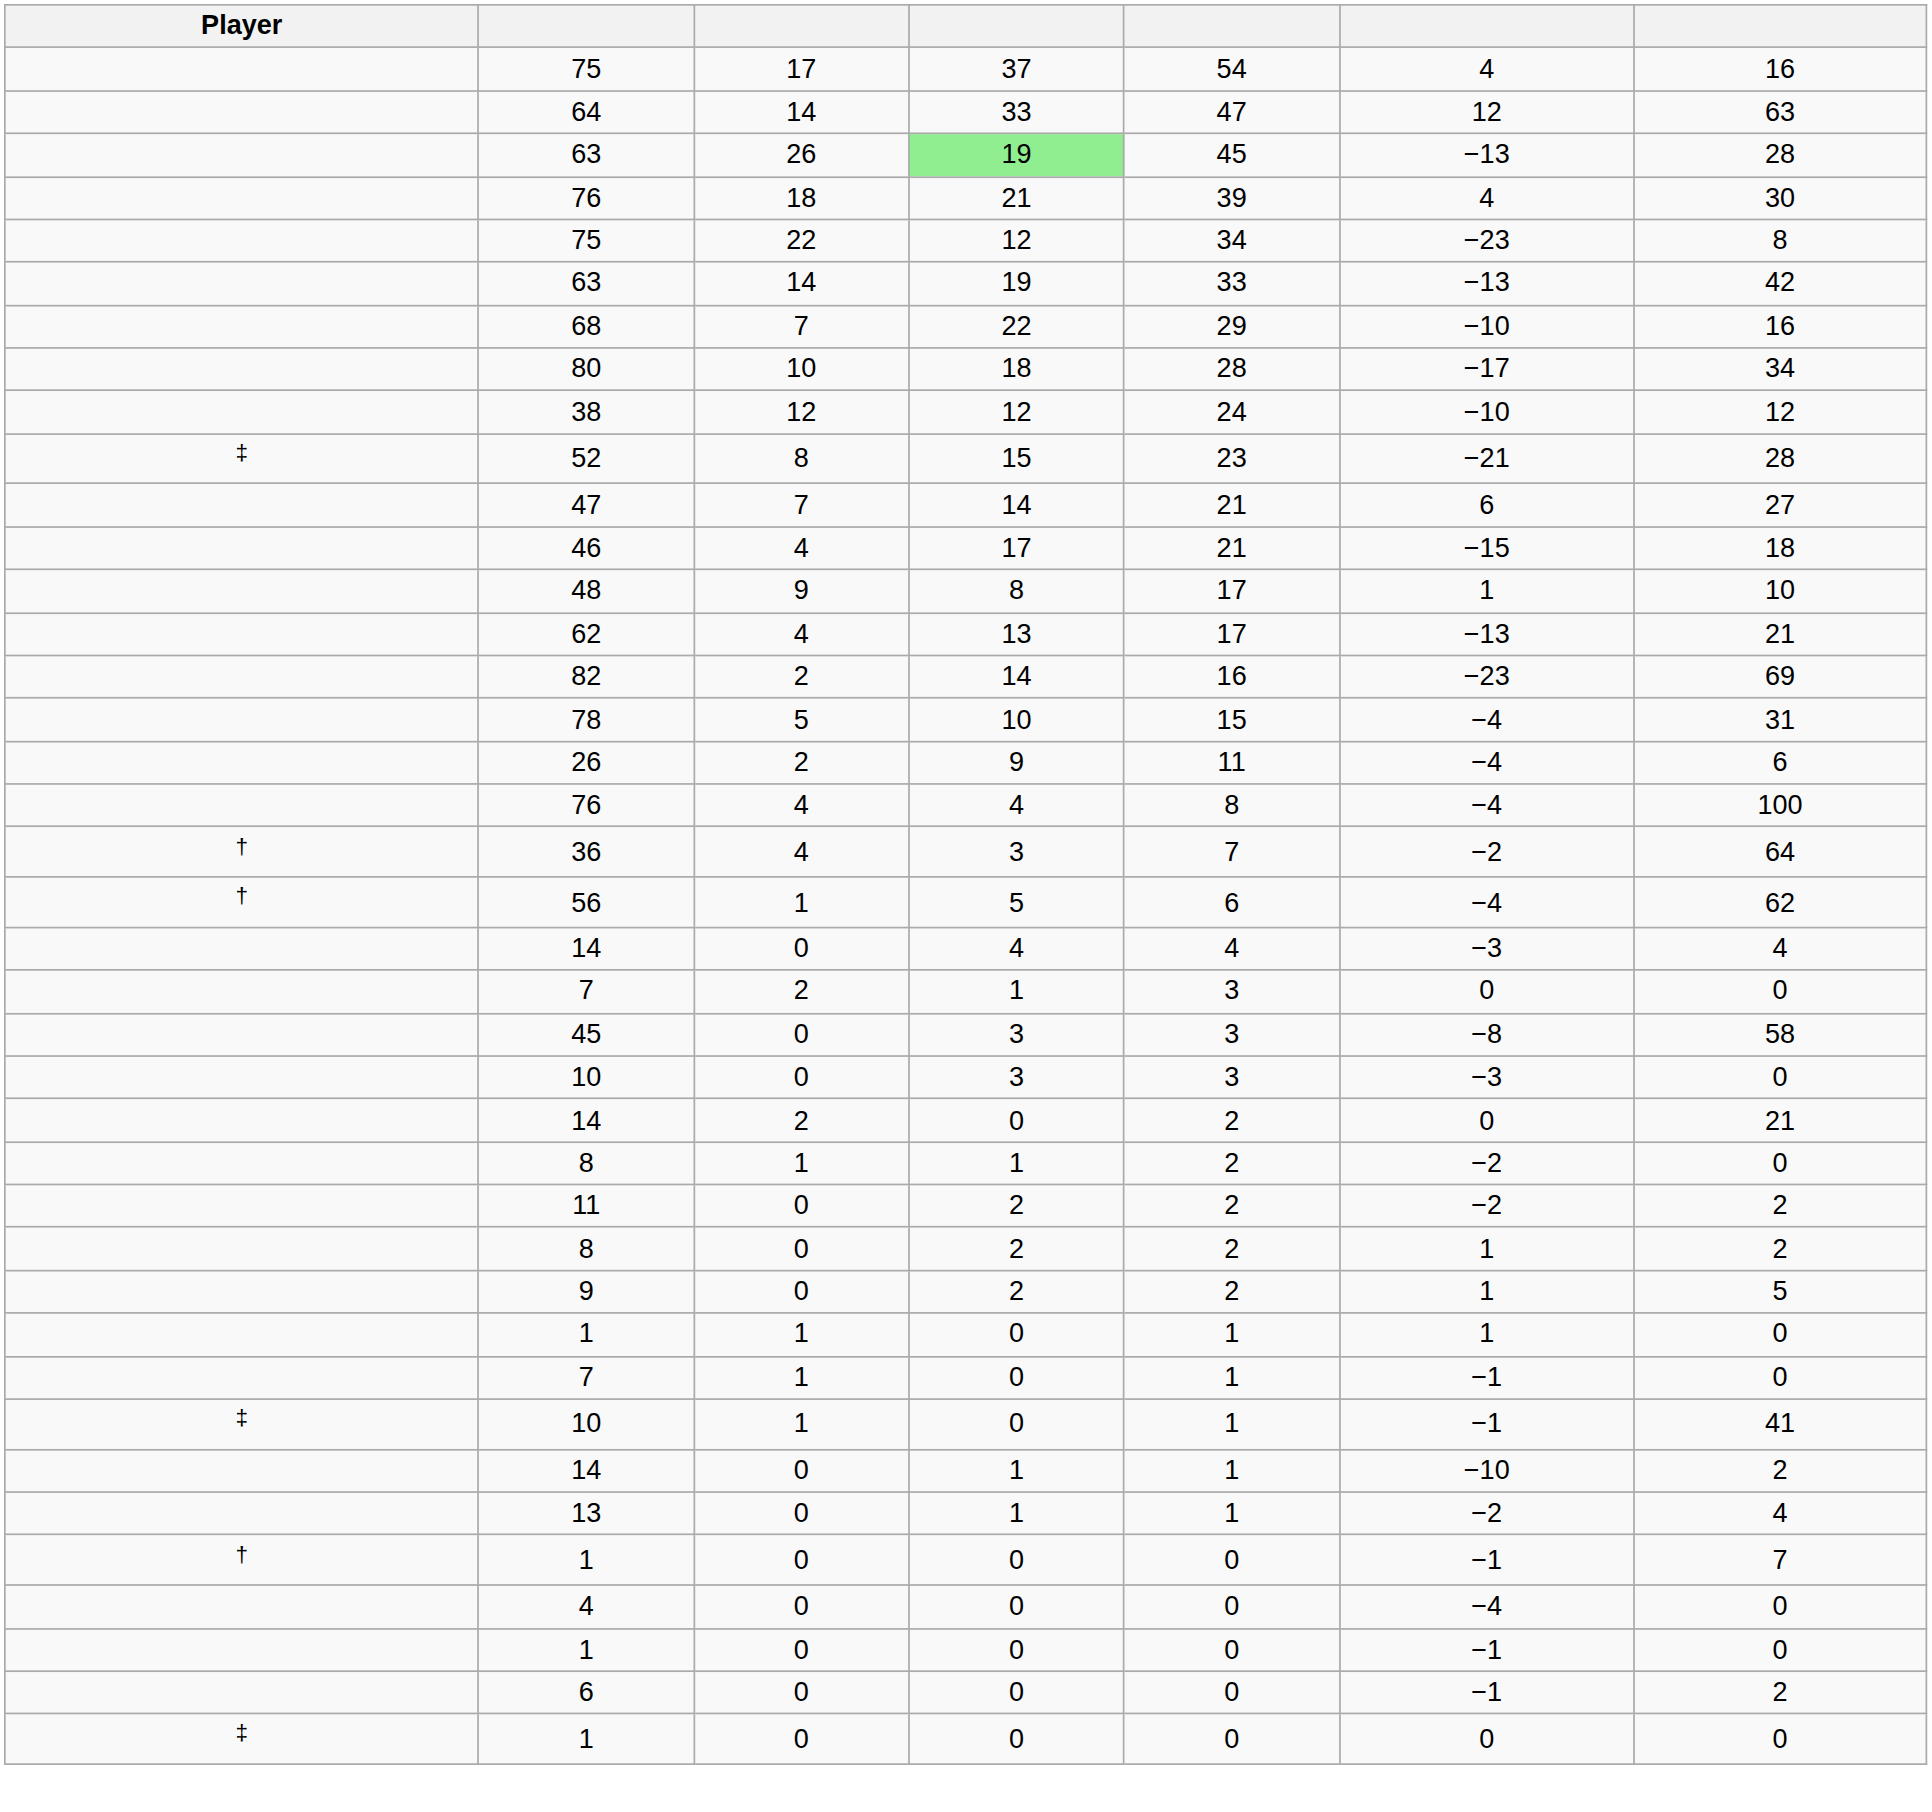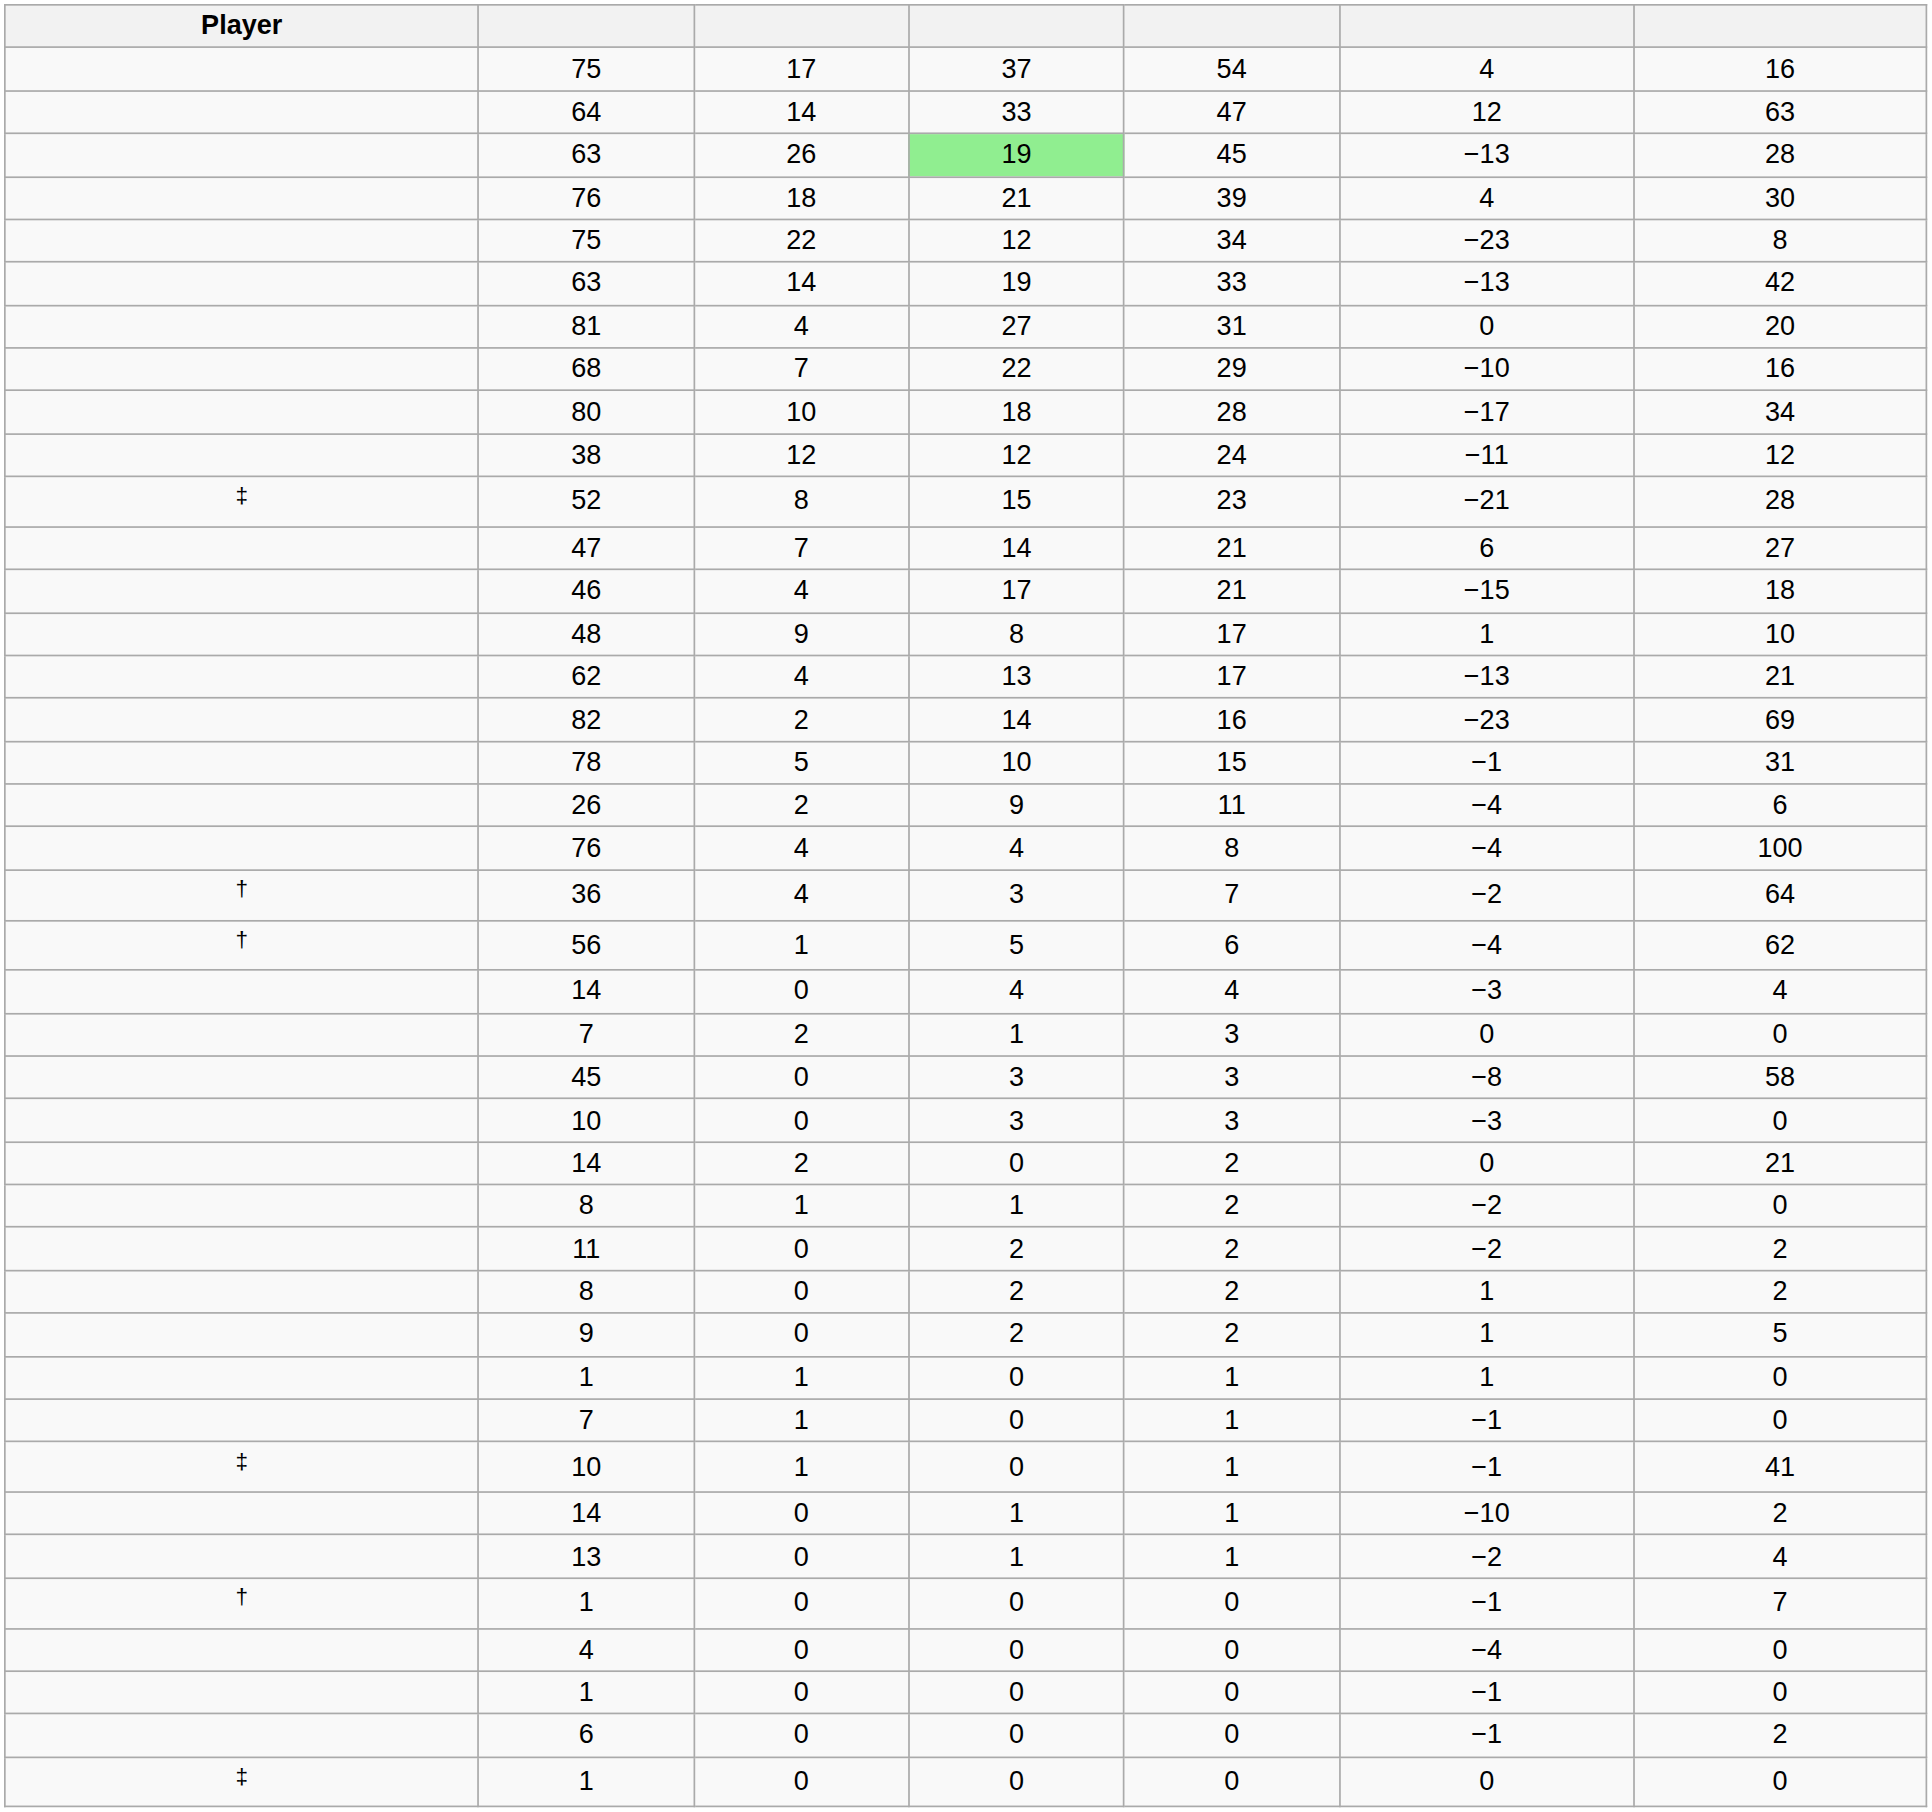+ row: (586, 326)
(1487, 411) −10 -> (1487, 454) −11
(1487, 719) −4 -> (1487, 762) −1
